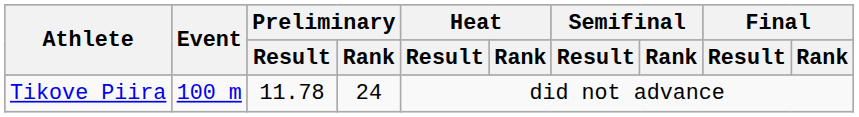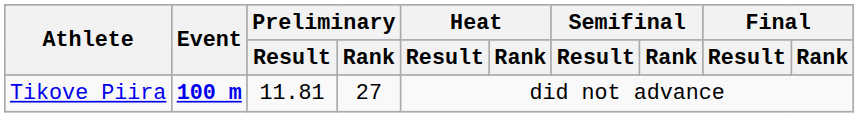(209, 93) normal -> (209, 93) bold
(292, 93) 11.78 -> (292, 93) 11.81
(369, 93) 24 -> (369, 93) 27
